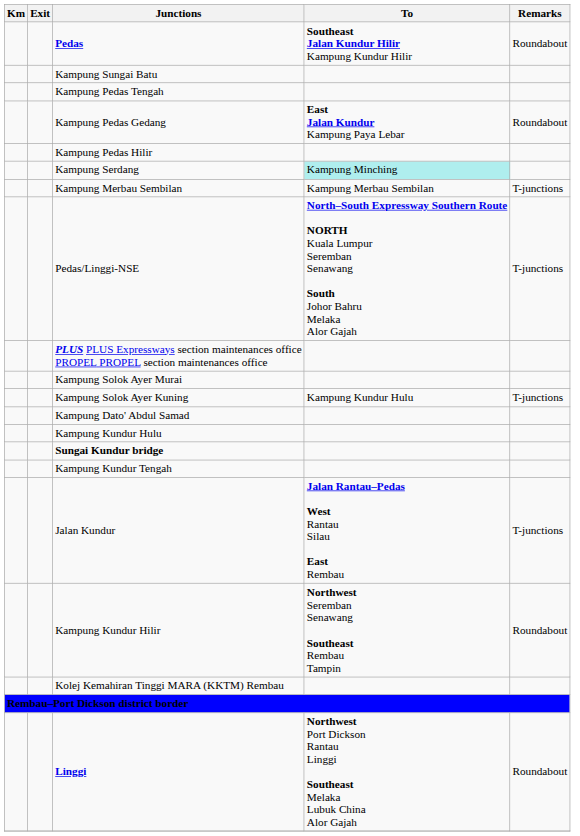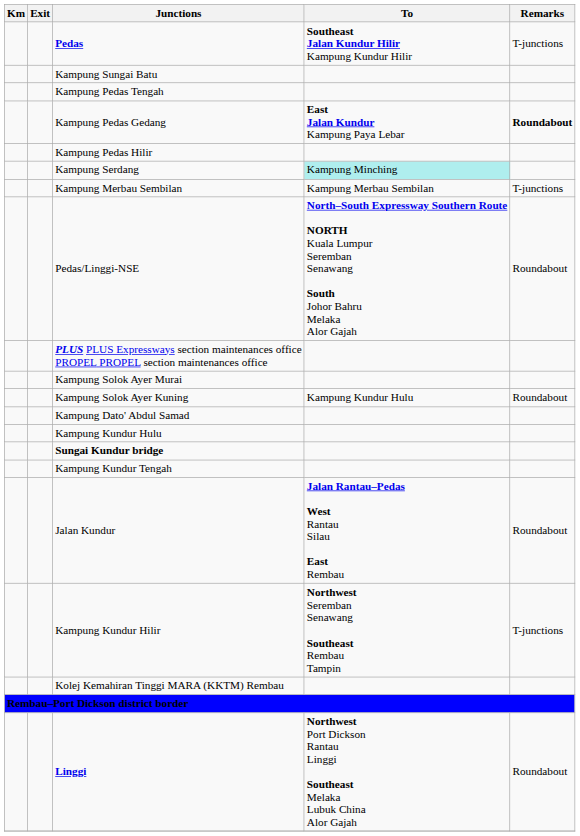(540, 43) Roundabout -> (538, 43) T-junctions
(540, 122) normal -> (542, 122) bold
(538, 268) T-junctions -> (540, 268) Roundabout
(538, 397) T-junctions -> (540, 397) Roundabout
(538, 530) T-junctions -> (540, 530) Roundabout
(540, 630) Roundabout -> (538, 630) T-junctions
